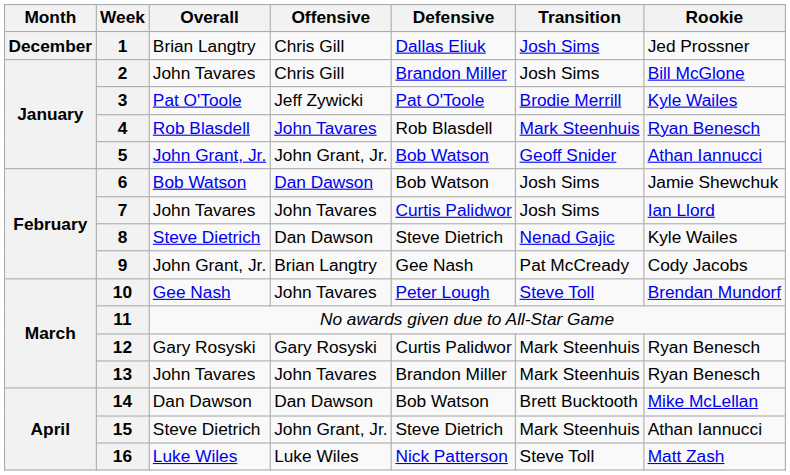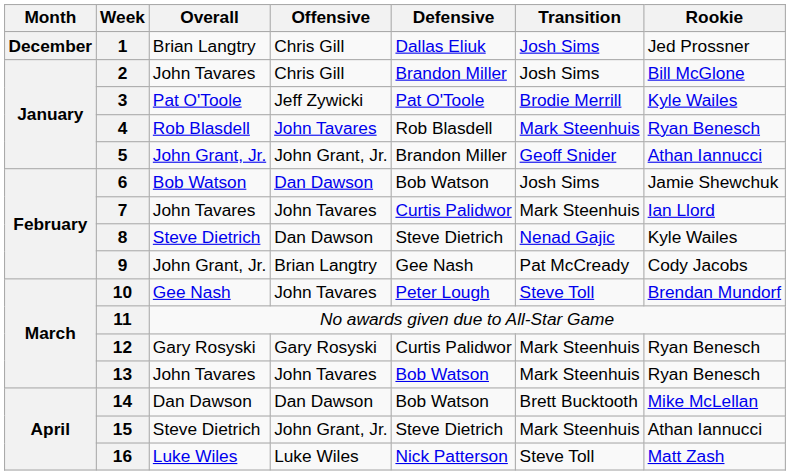(442, 155) Bob Watson -> (451, 155) Brandon Miller
(559, 210) Josh Sims -> (580, 210) Mark Steenhuis
(451, 374) Brandon Miller -> (442, 374) Bob Watson
